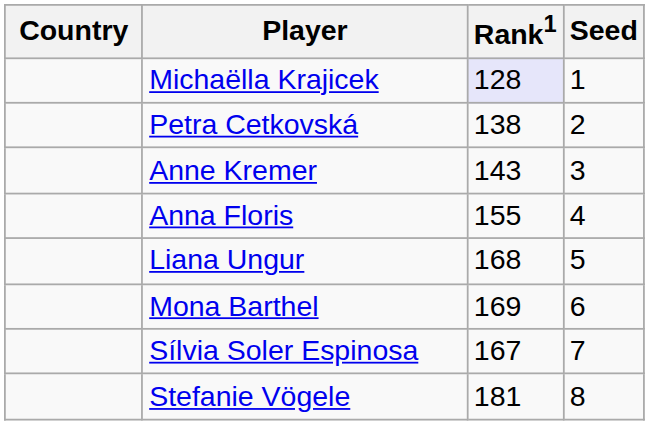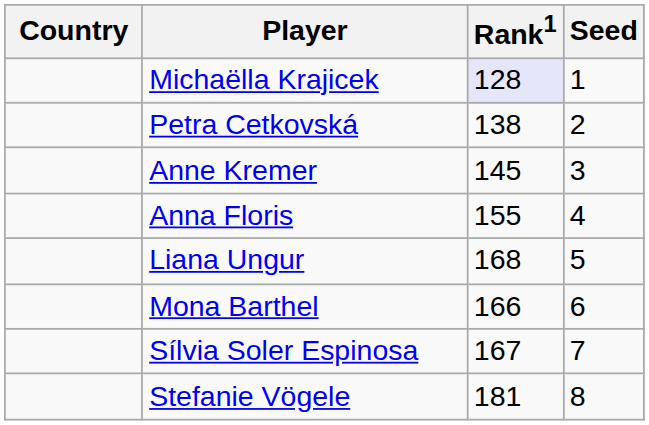(498, 170) 143 -> (498, 170) 145
(498, 305) 169 -> (498, 305) 166
